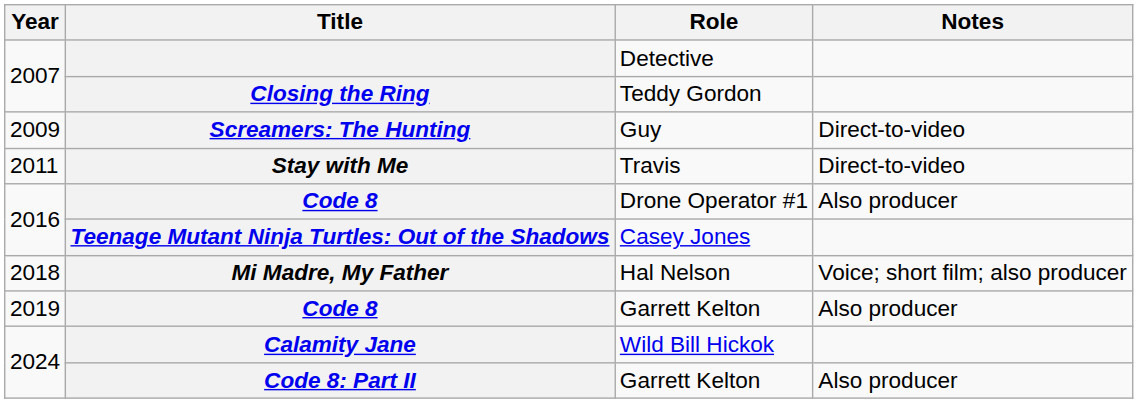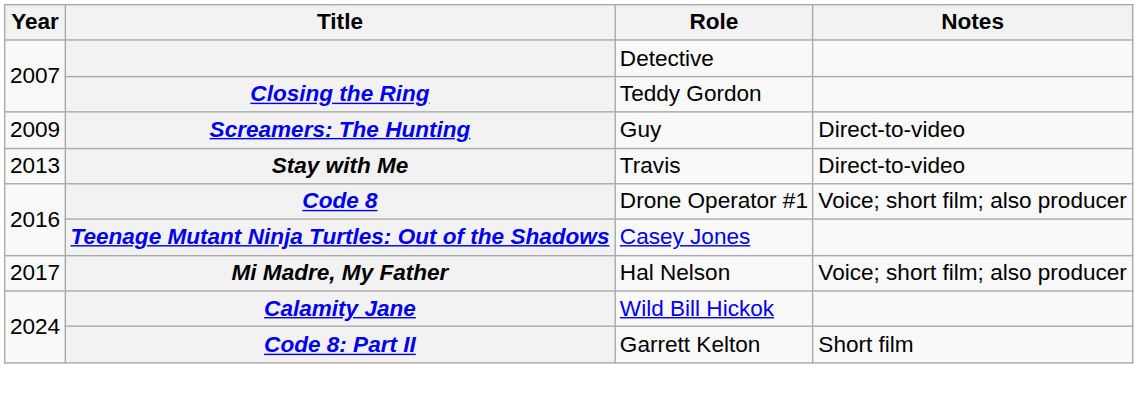(34, 165) 2011 -> (35, 165) 2013
(888, 201) Also producer -> (973, 201) Voice; short film; also producer
(35, 272) 2018 -> (35, 272) 2017
- row: (340, 308)
(888, 380) Also producer -> (866, 344) Short film
